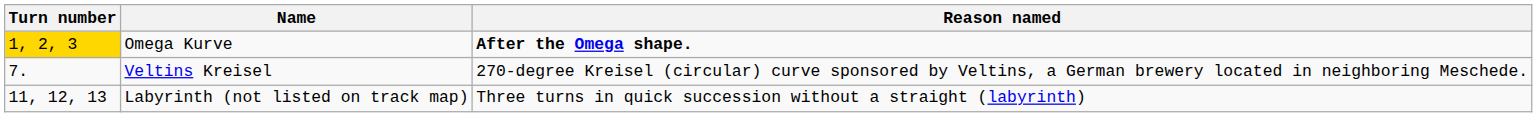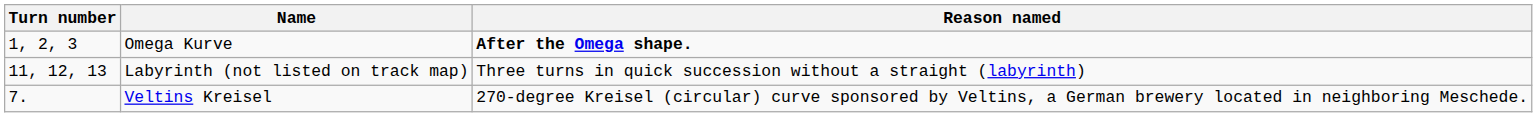(43, 45) gold background -> (43, 45) no background
rows swapped: (198, 71) <-> (296, 98)
